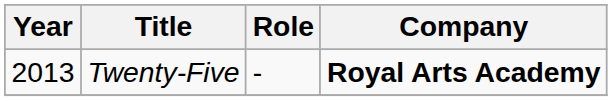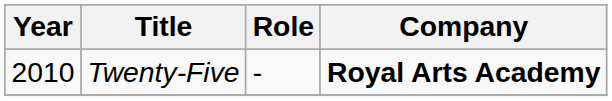(43, 71) 2013 -> (43, 71) 2010
